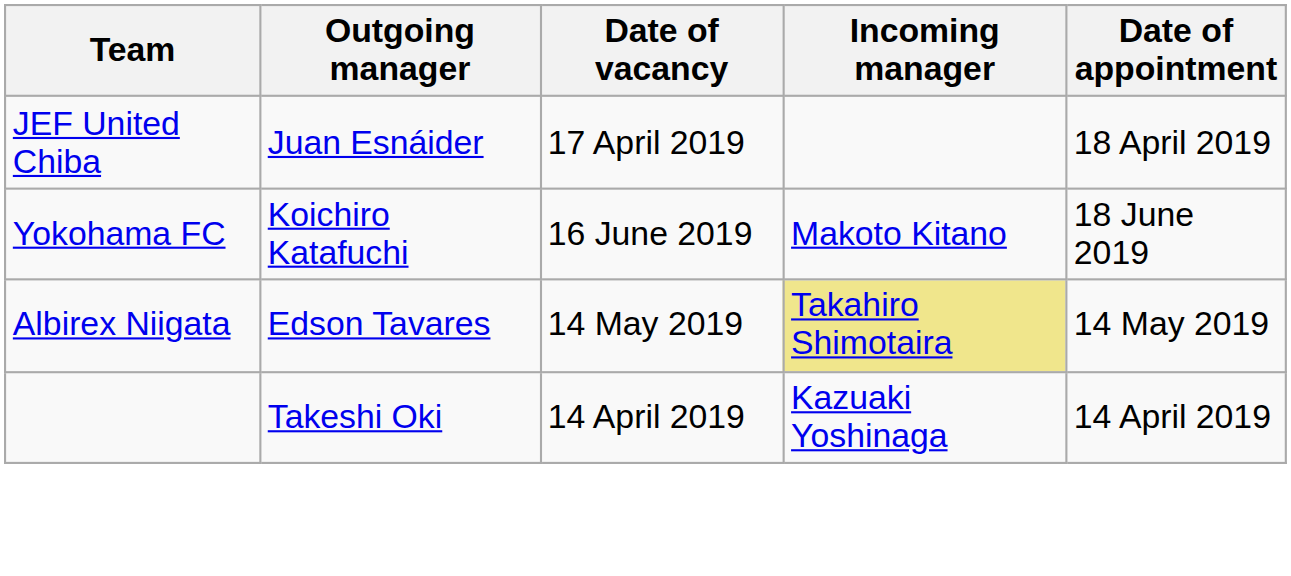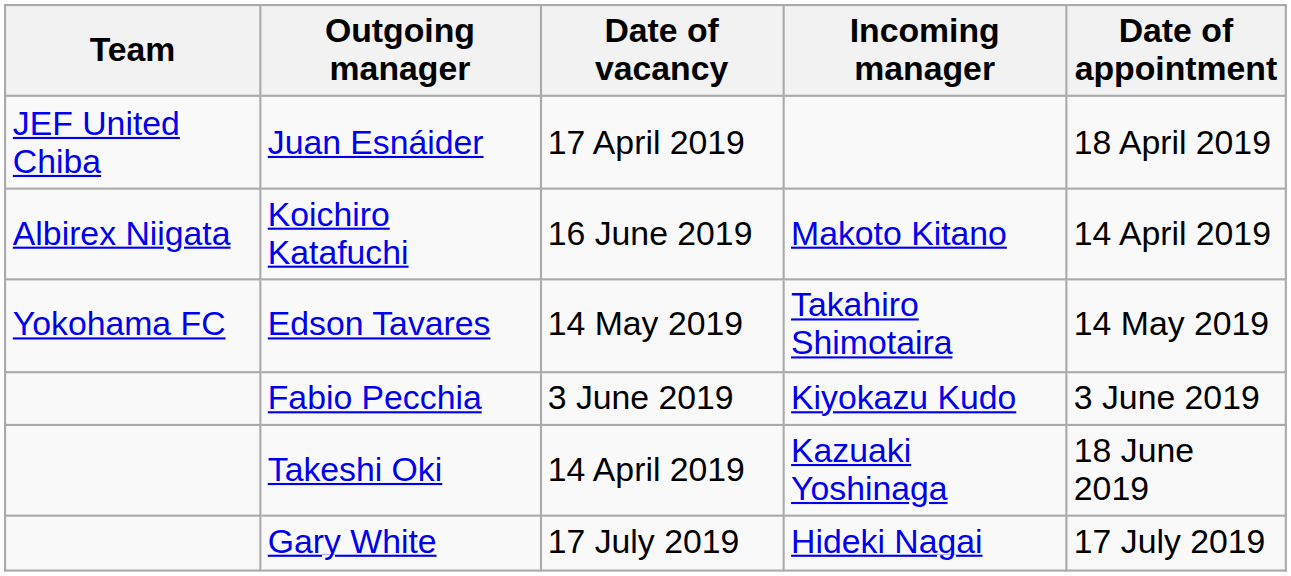(119, 233) Yokohama FC -> (122, 233) Albirex Niigata
(1134, 233) 18 June 2019 -> (1172, 233) 14 April 2019
(122, 324) Albirex Niigata -> (119, 324) Yokohama FC
(872, 324) khaki background -> (872, 324) no background
+ row: (375, 397)
(1172, 416) 14 April 2019 -> (1134, 469) 18 June 2019
+ row: (352, 542)
